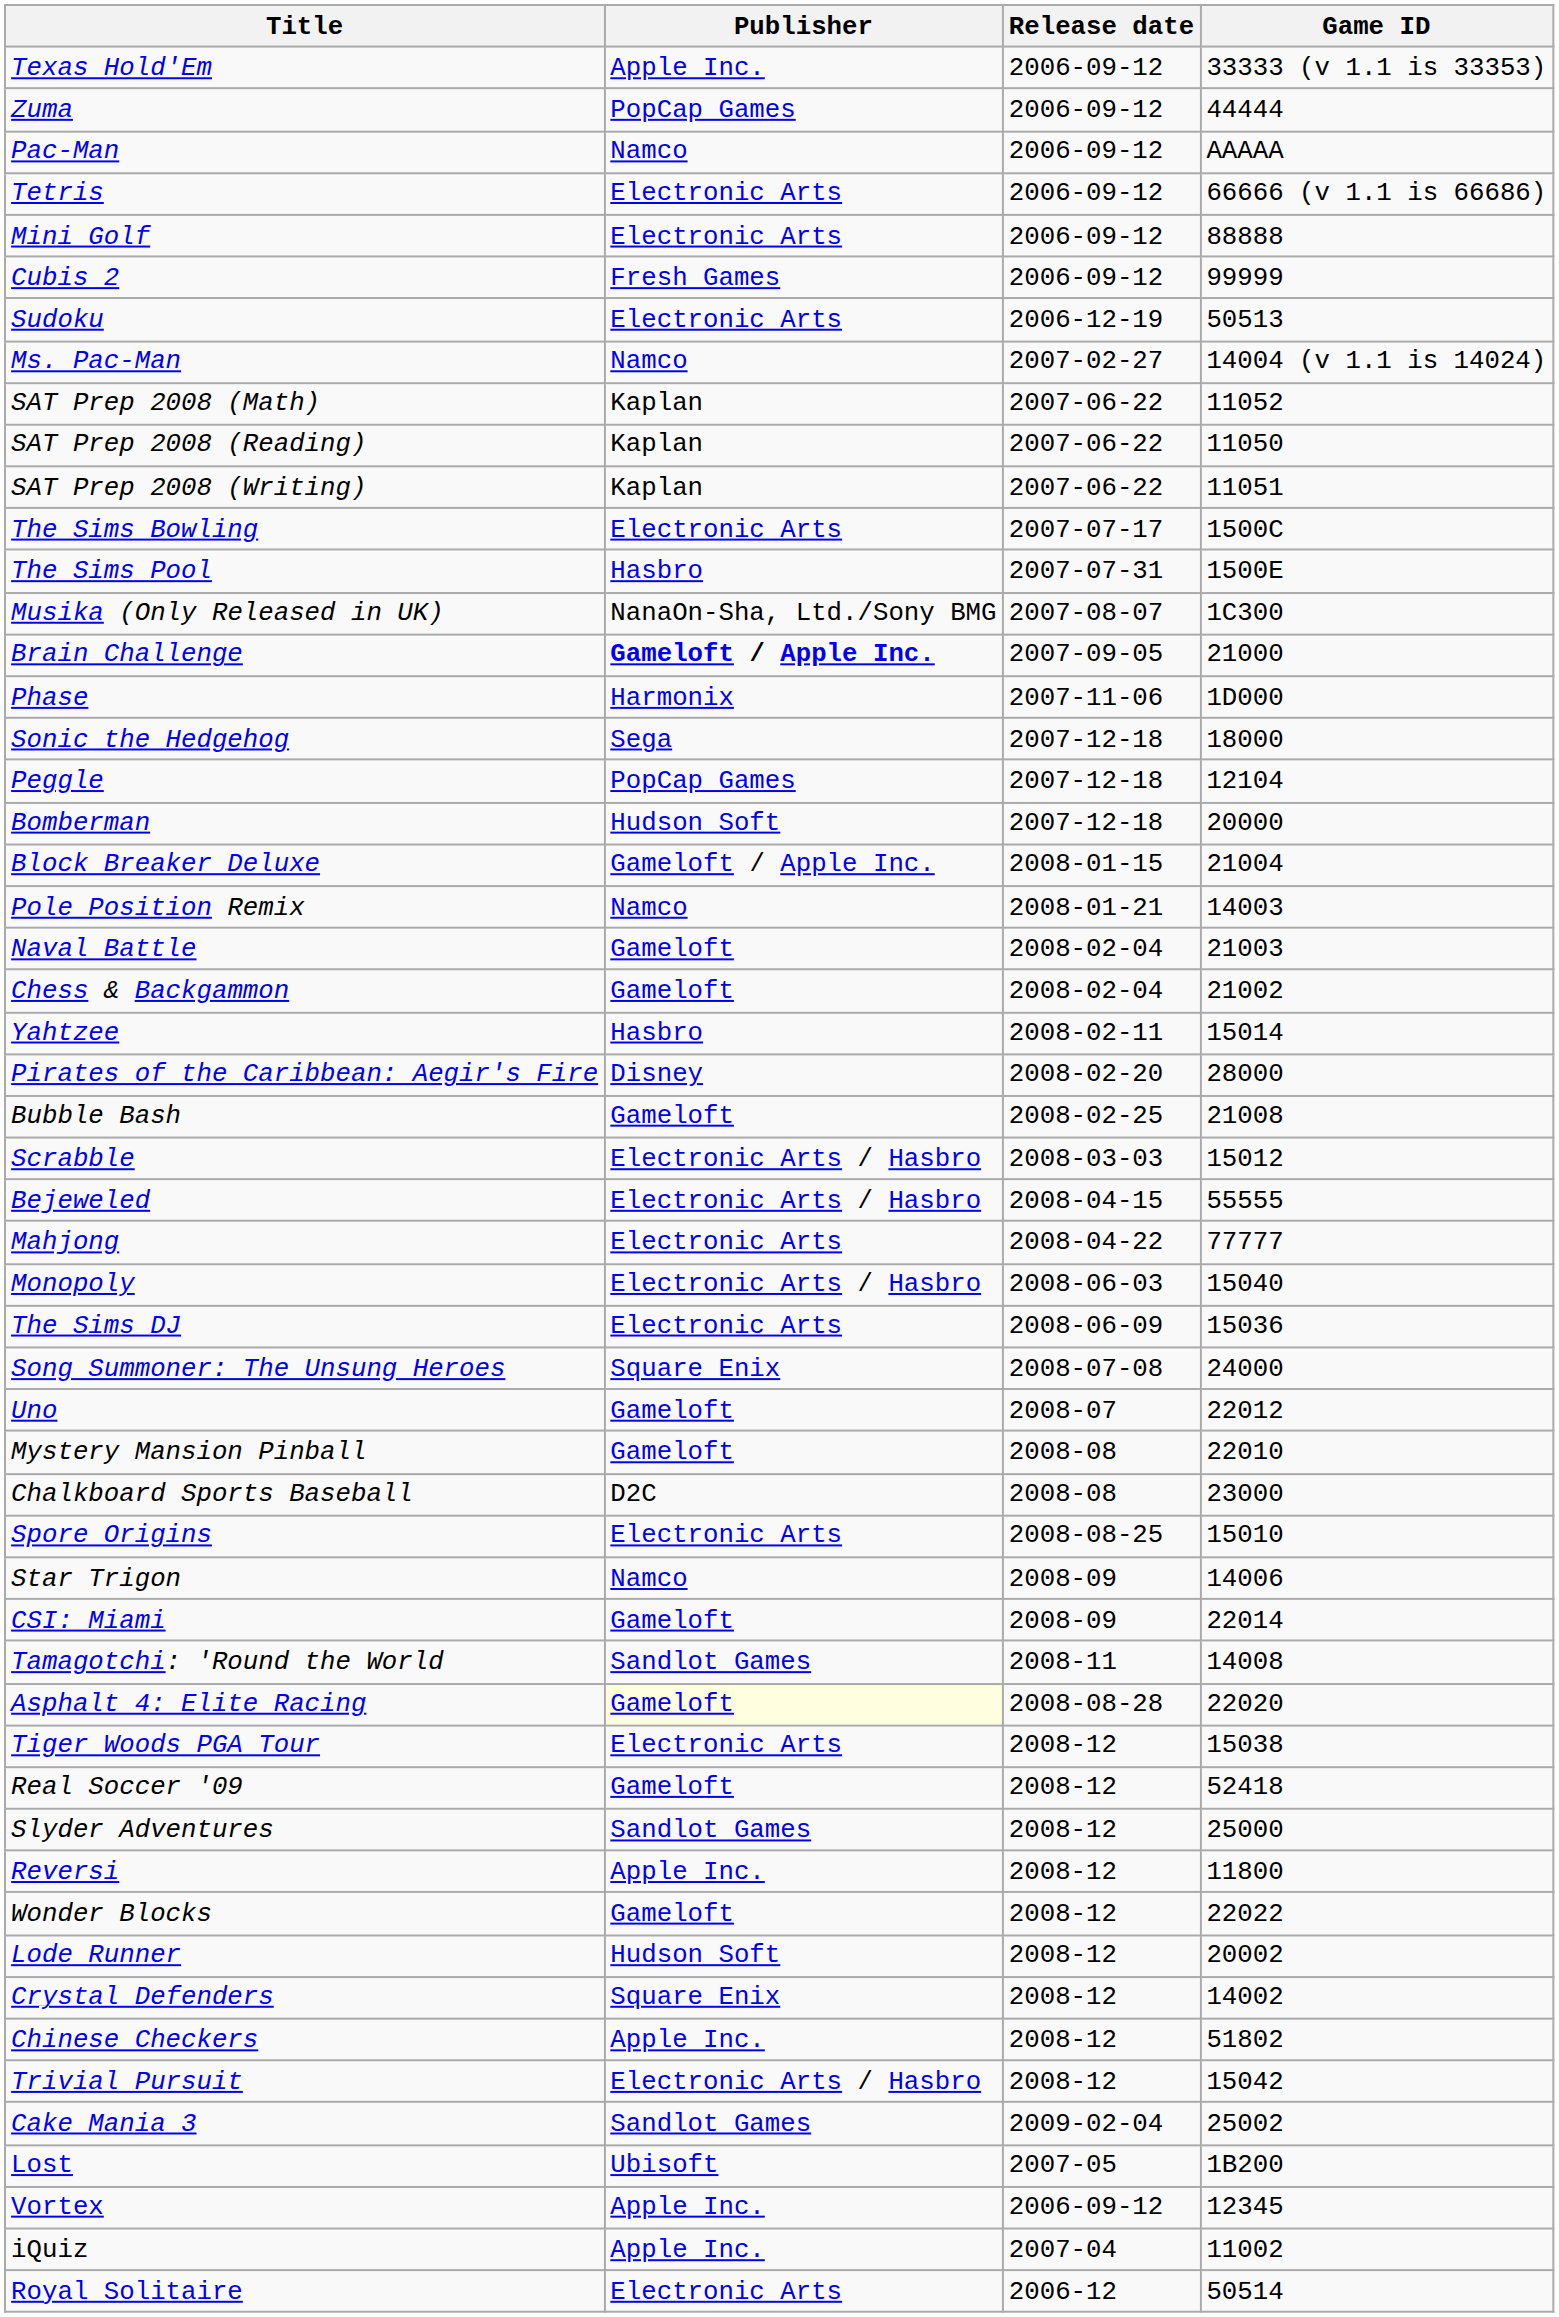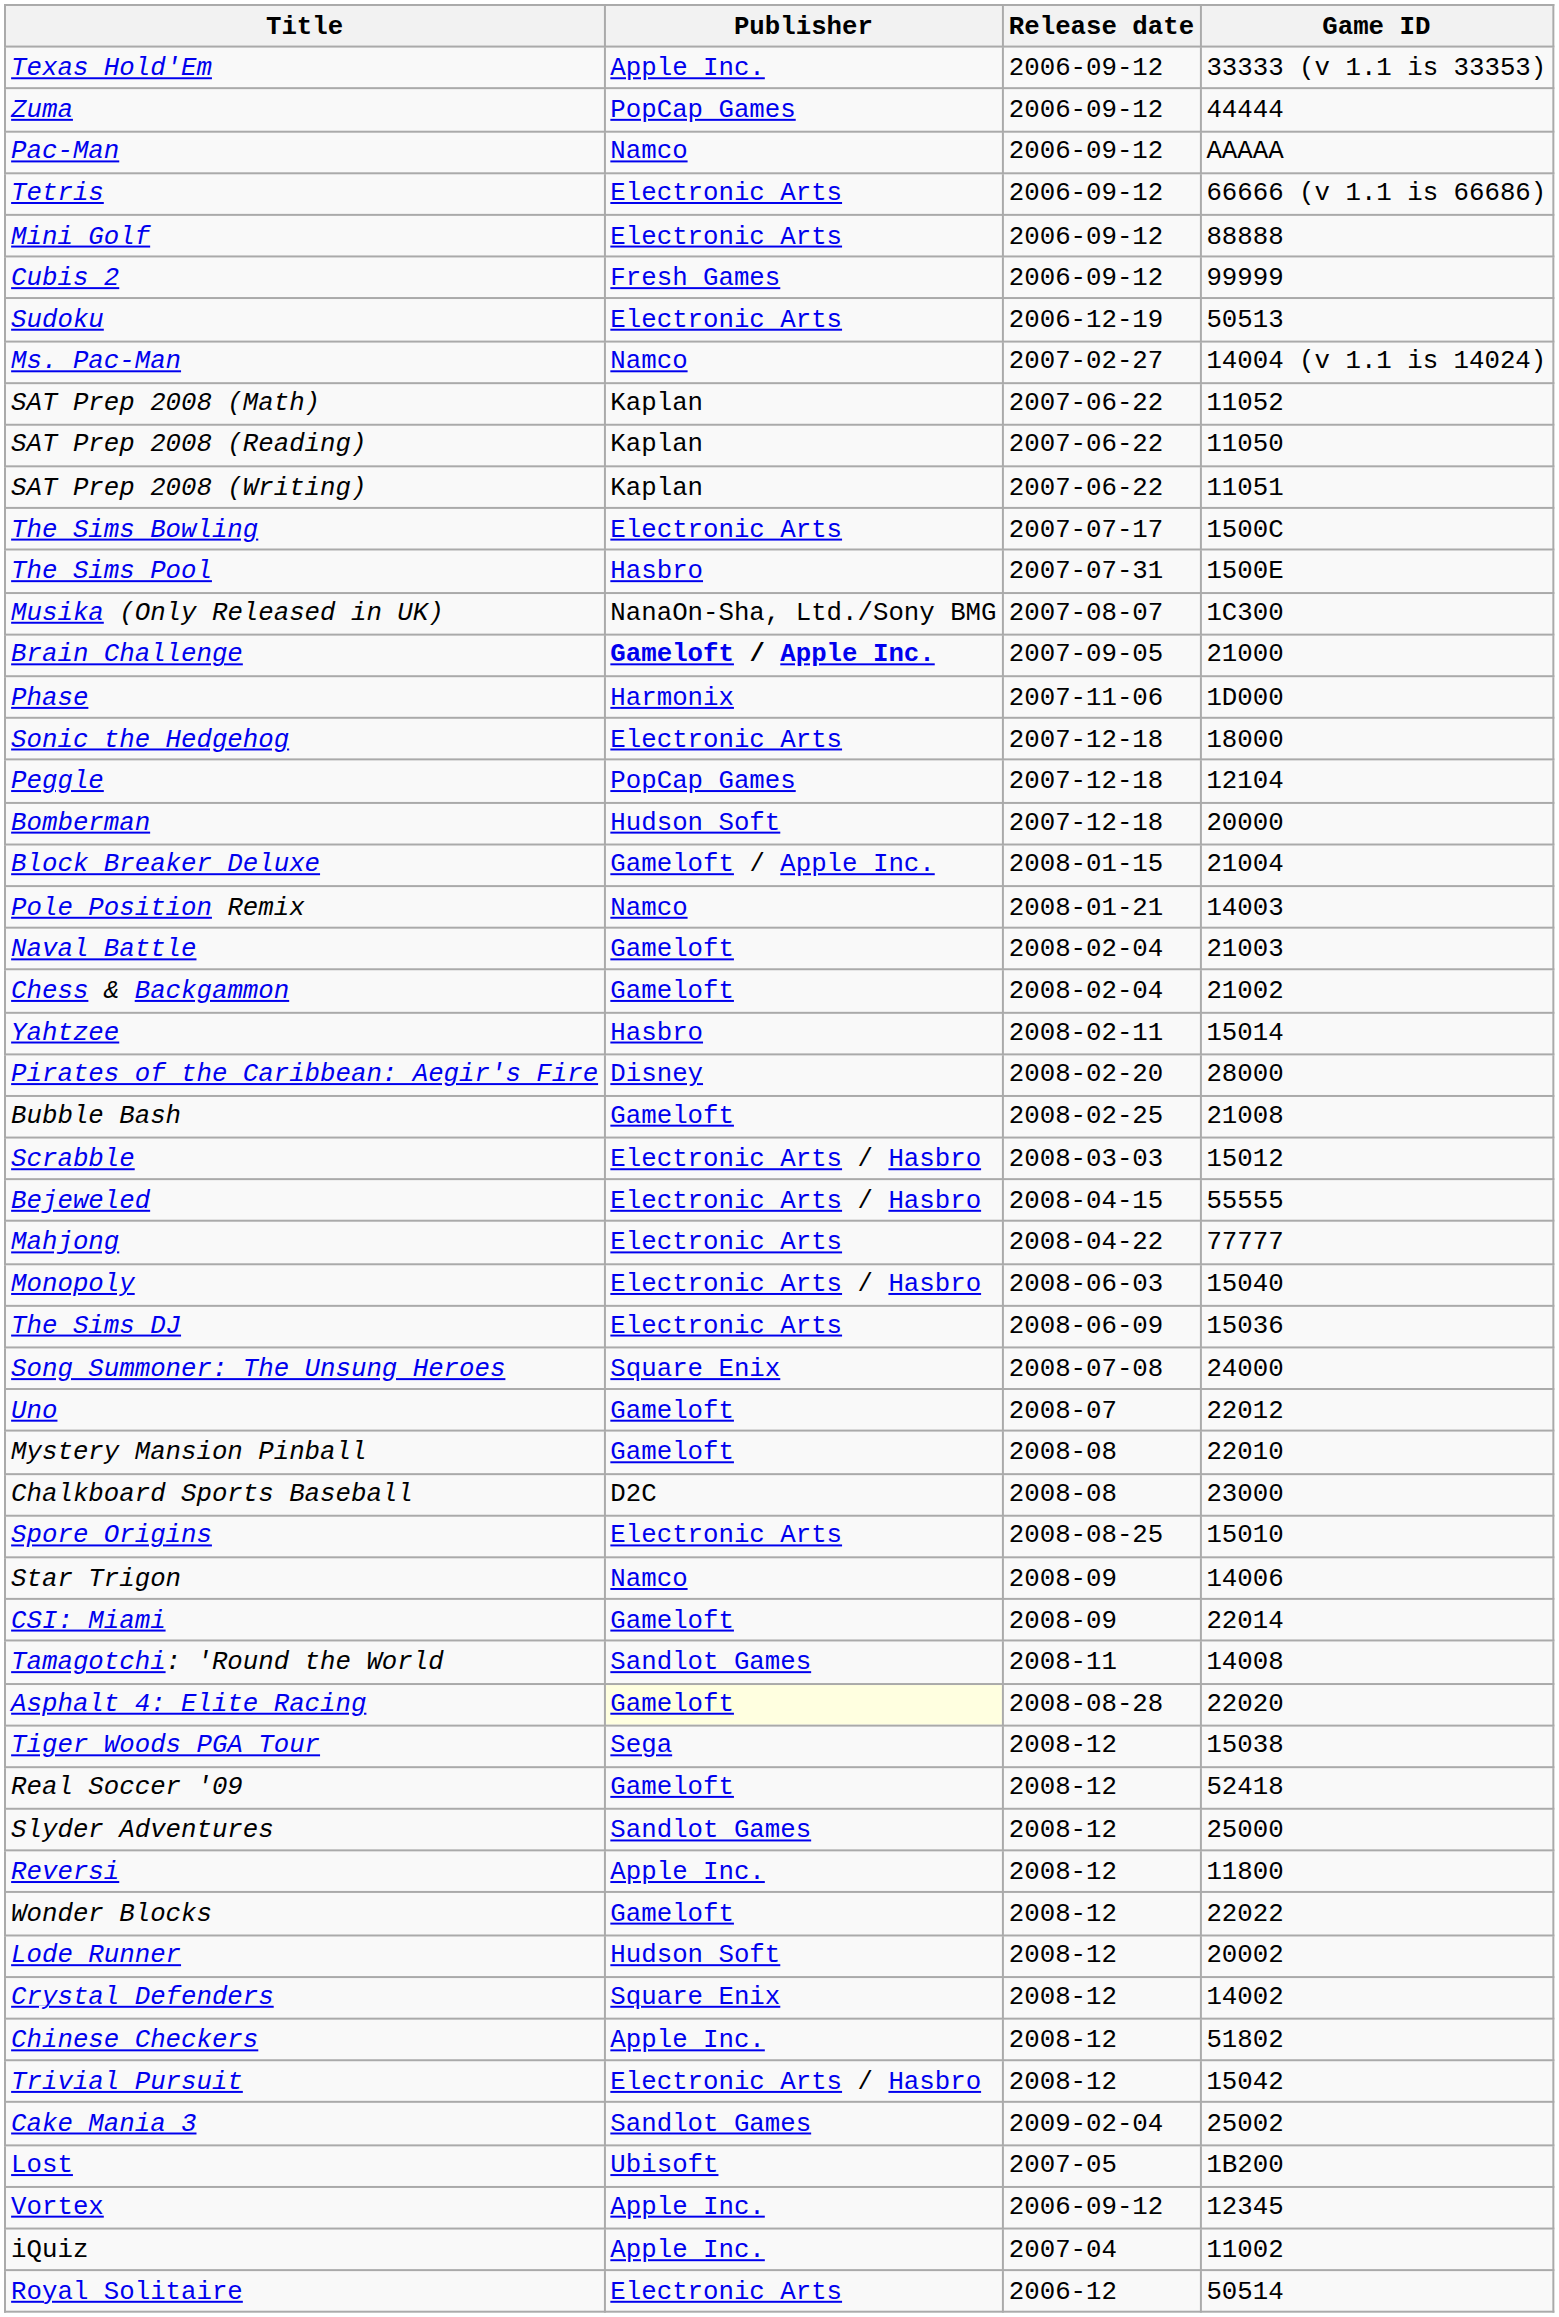(641, 739) Sega -> (726, 739) Electronic Arts
(726, 1746) Electronic Arts -> (641, 1746) Sega
